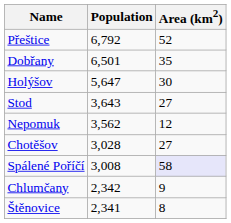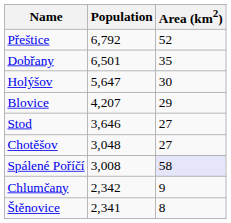+ row: (28, 102)
(106, 102) 3,643 -> (106, 123) 3,646
- row: (34, 123)
(106, 144) 3,028 -> (106, 144) 3,048
